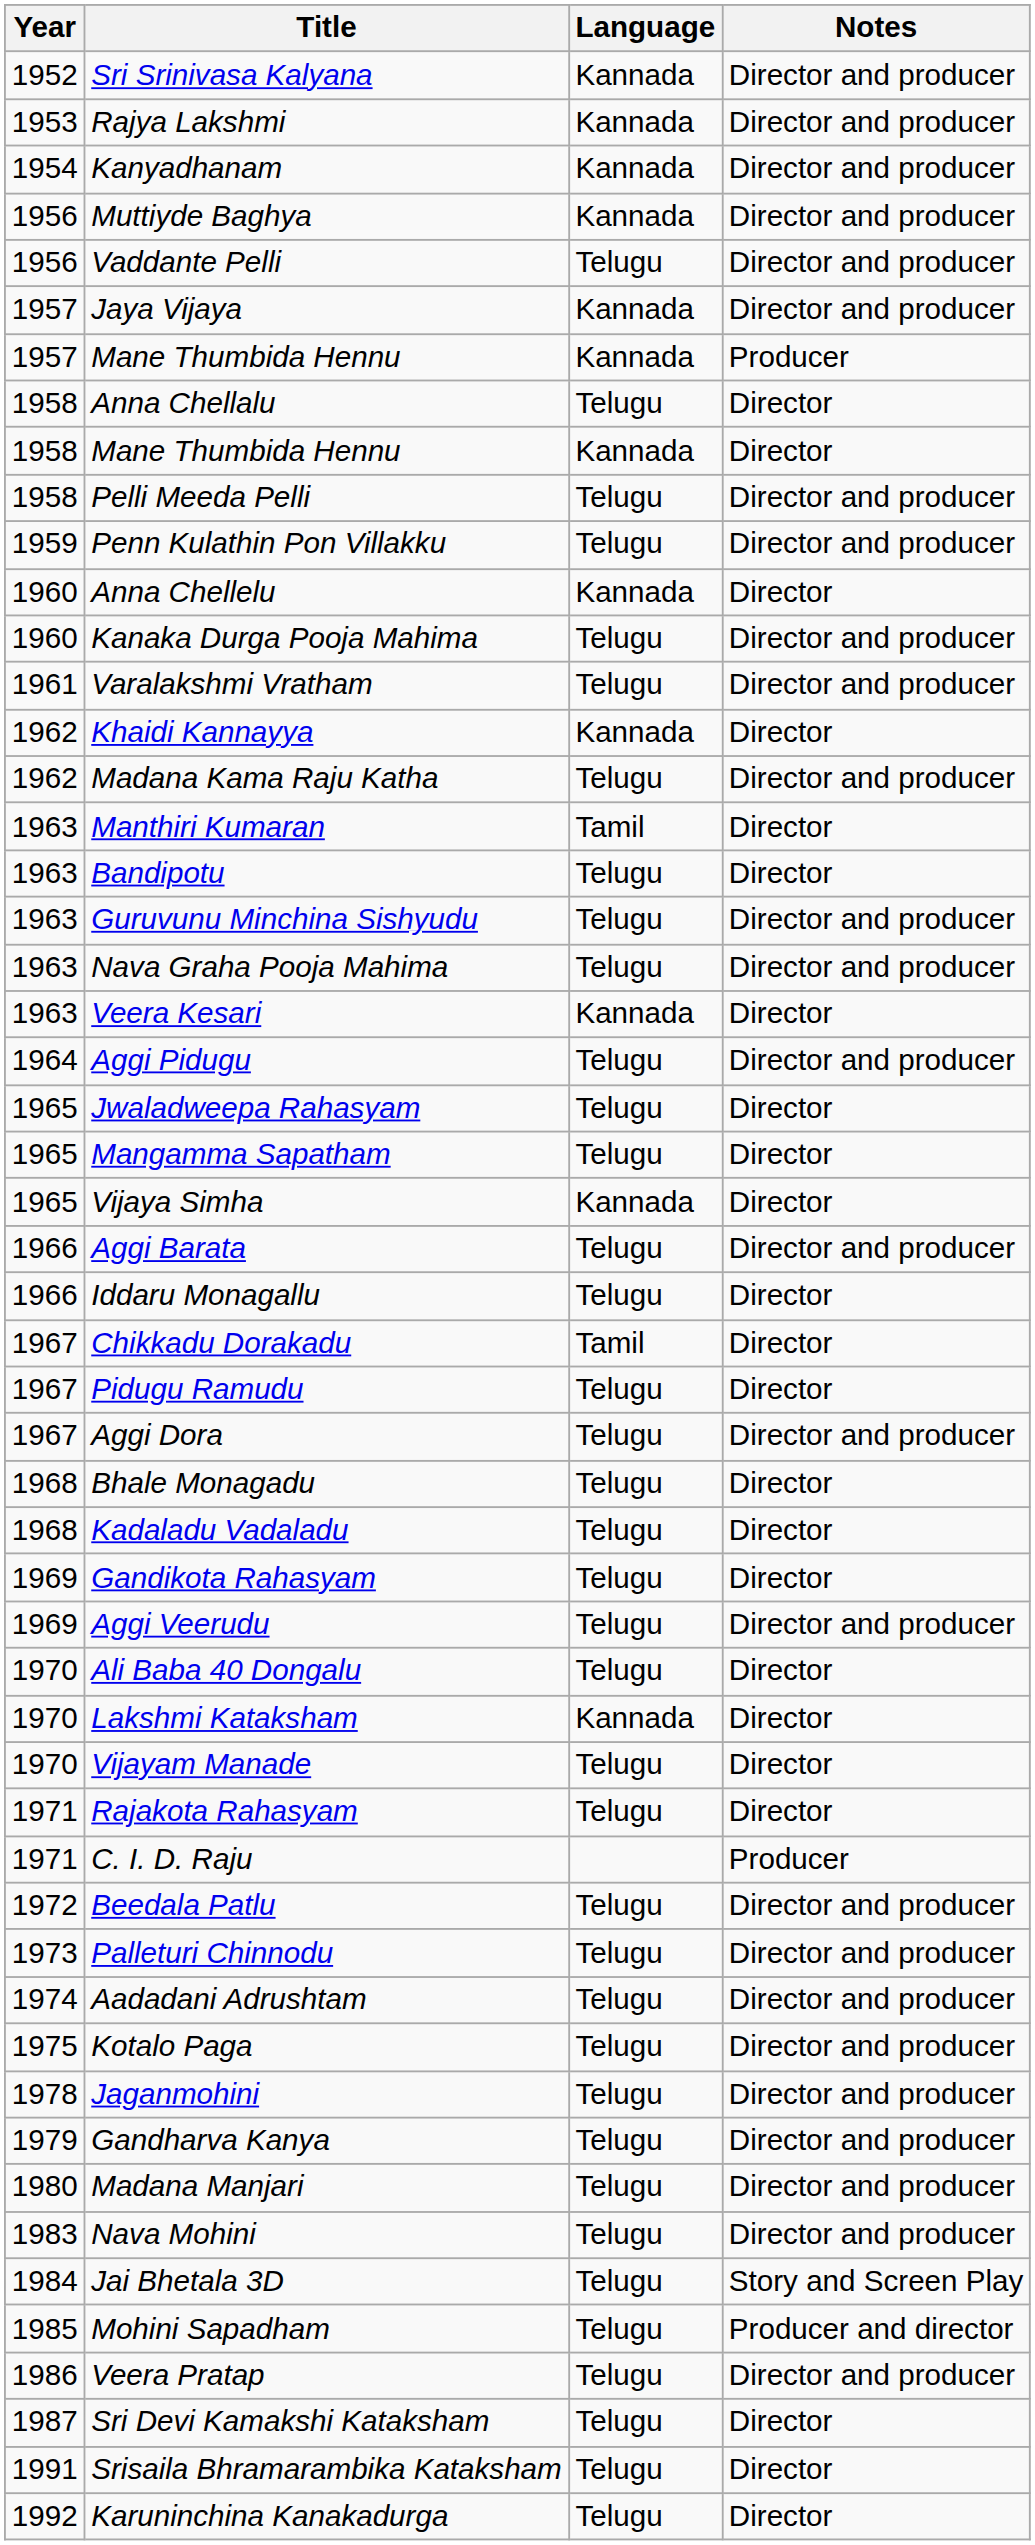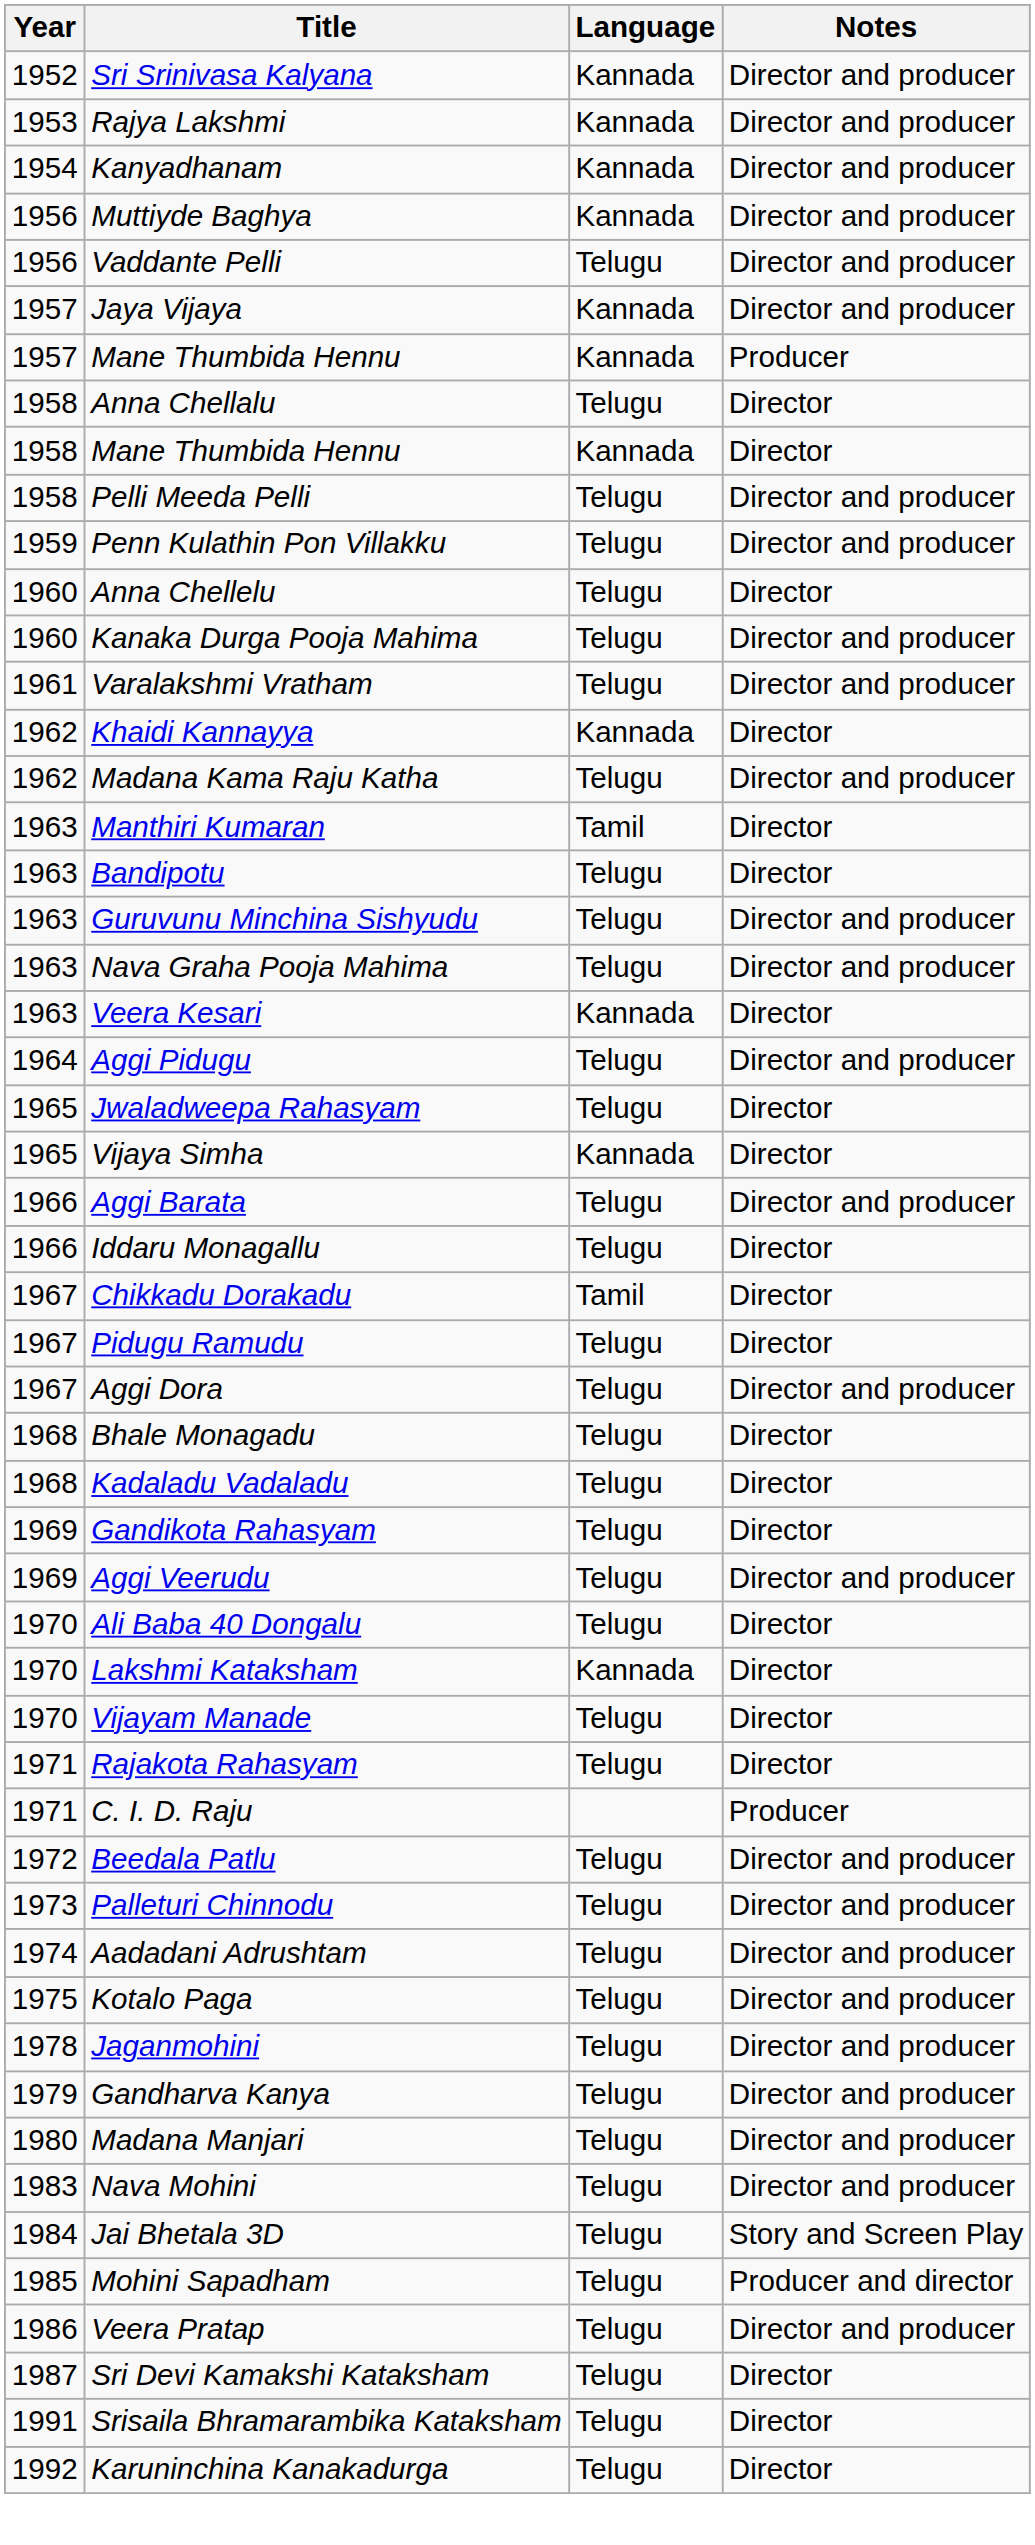(635, 591) Kannada -> (619, 591) Telugu
- row: (45, 1154)
